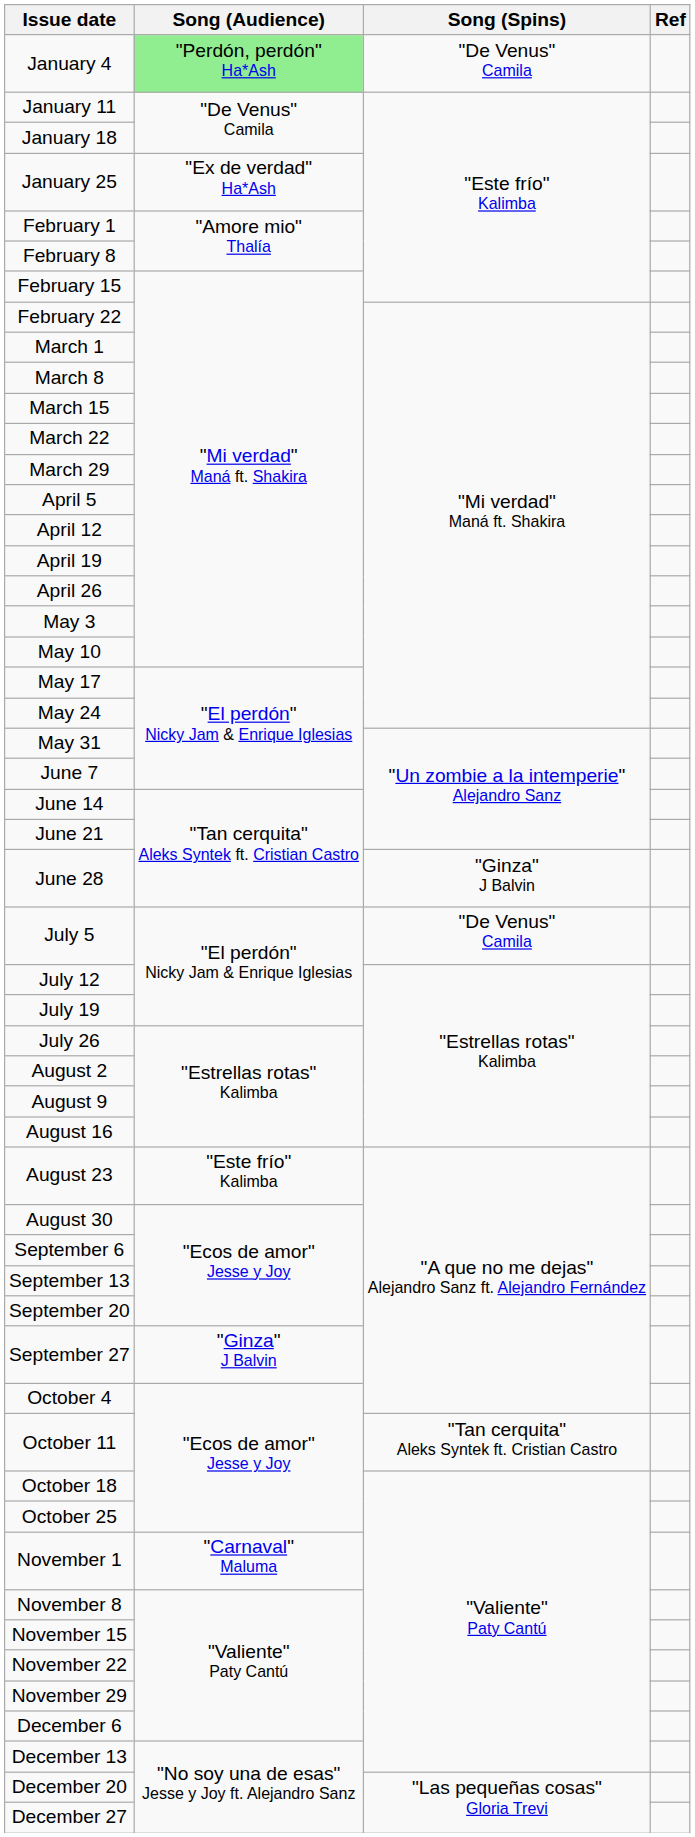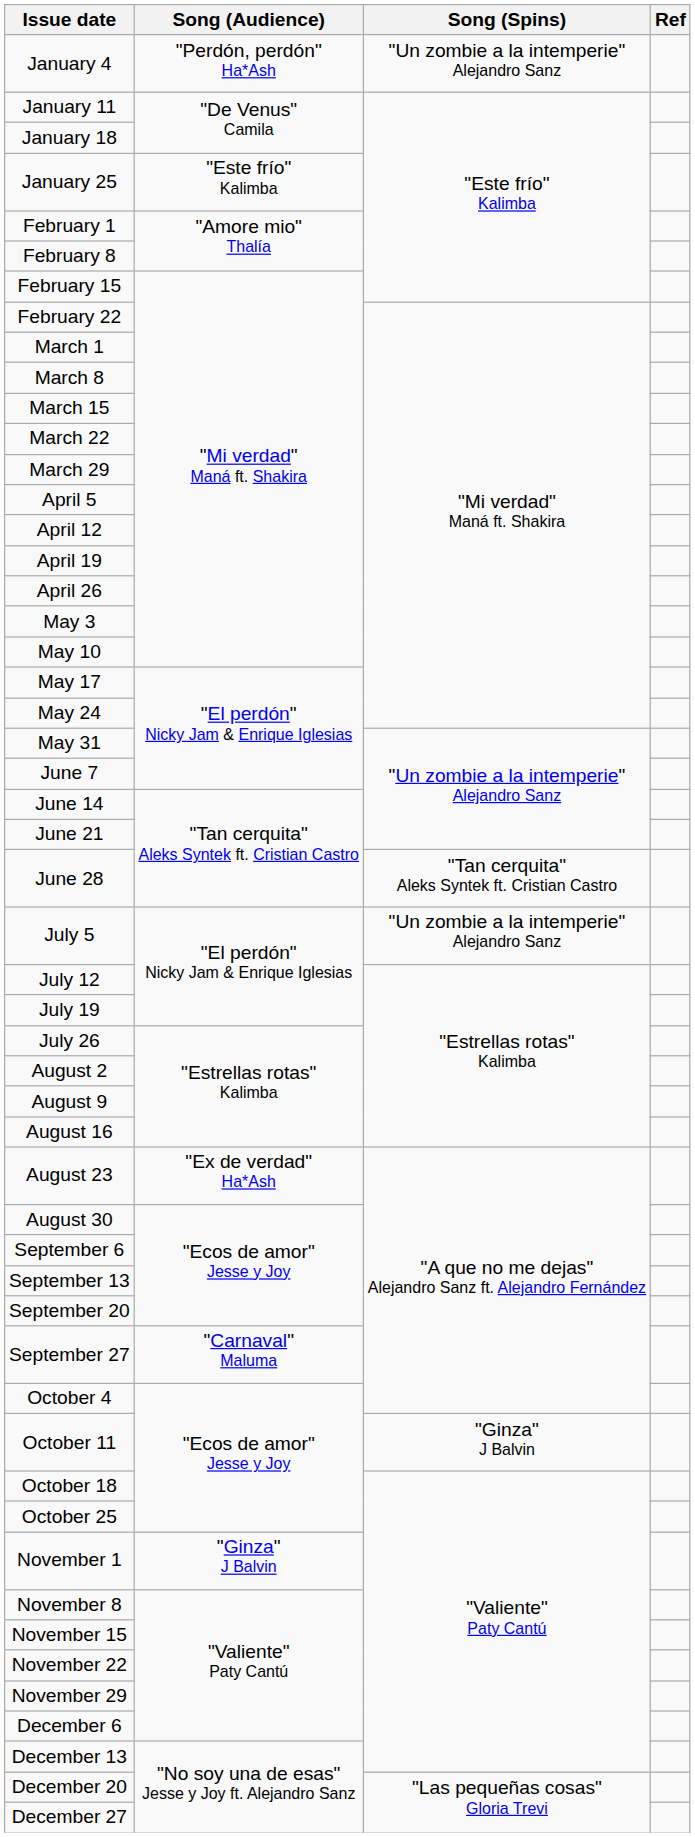(249, 59) lightgreen background -> (249, 59) no background
(507, 59) "De Venus" Camila -> (507, 59) "Un zombie a la intemperie" Alejandro Sanz
(249, 177) "Ex de verdad" Ha*Ash -> (249, 177) "Este frío" Kalimba
(507, 874) "Ginza" J Balvin -> (507, 874) "Tan cerquita" Aleks Syntek ft. Cristian Castro
(507, 931) "De Venus" Camila -> (507, 931) "Un zombie a la intemperie" Alejandro Sanz
(249, 1171) "Este frío" Kalimba -> (249, 1171) "Ex de verdad" Ha*Ash
(249, 1350) "Ginza" J Balvin -> (249, 1350) "Carnaval" Maluma
(507, 1438) "Tan cerquita" Aleks Syntek ft. Cristian Castro -> (507, 1438) "Ginza" J Balvin
(249, 1556) "Carnaval" Maluma -> (249, 1556) "Ginza" J Balvin
